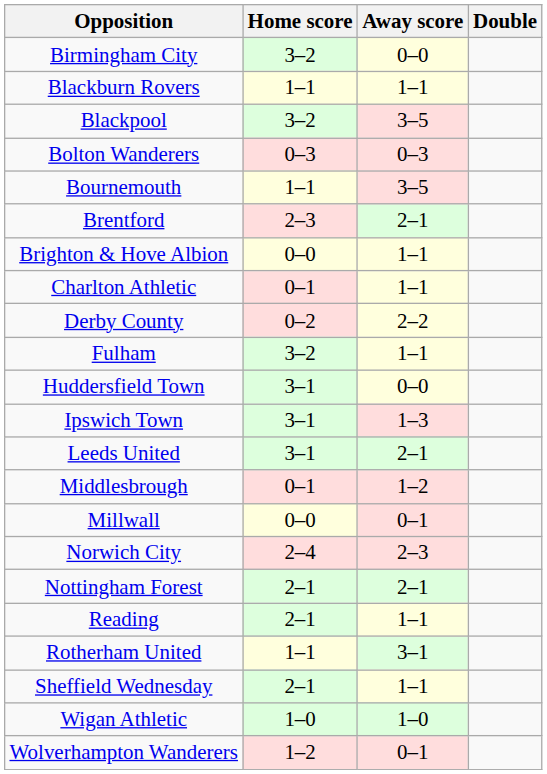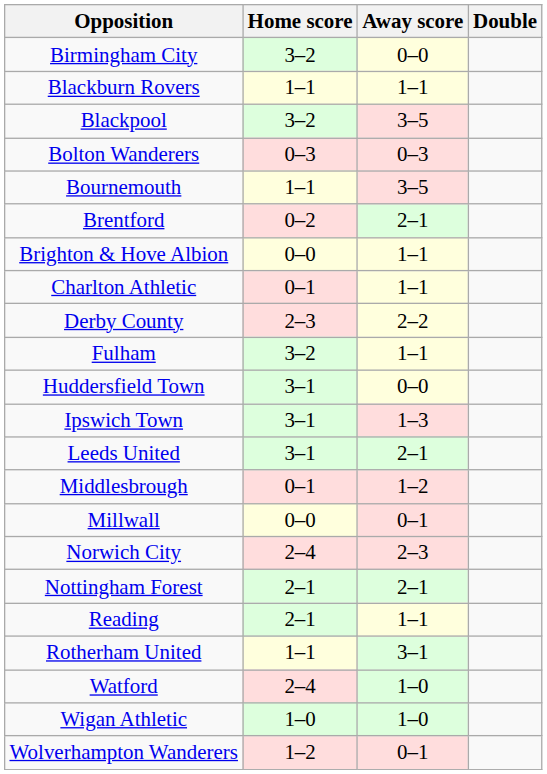(300, 220) 2–3 -> (300, 220) 0–2
(300, 320) 0–2 -> (300, 320) 2–3
- row: (124, 685)
+ row: (124, 685)
